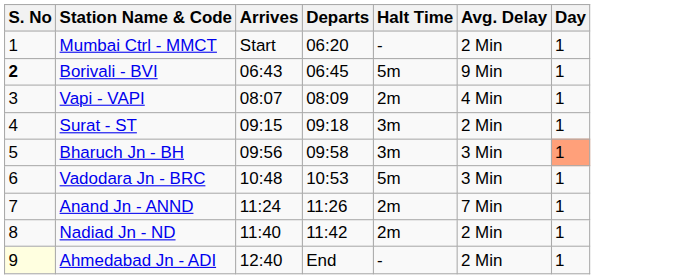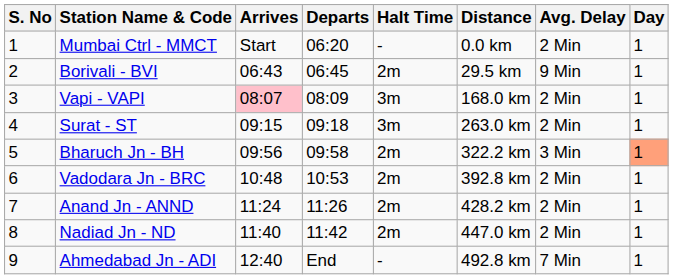+ column: (496, 17)
(13, 71) bold -> (13, 71) normal
(389, 71) 5m -> (389, 71) 2m
(261, 98) no background -> (261, 98) pink background
(389, 98) 2m -> (389, 98) 3m
(482, 98) 4 Min -> (560, 98) 2 Min
(389, 152) 3m -> (389, 152) 2m
(389, 179) 5m -> (389, 179) 2m
(482, 179) 3 Min -> (560, 179) 2 Min
(482, 206) 7 Min -> (560, 206) 2 Min
(13, 260) lightyellow background -> (13, 260) no background
(482, 260) 2 Min -> (560, 260) 7 Min
